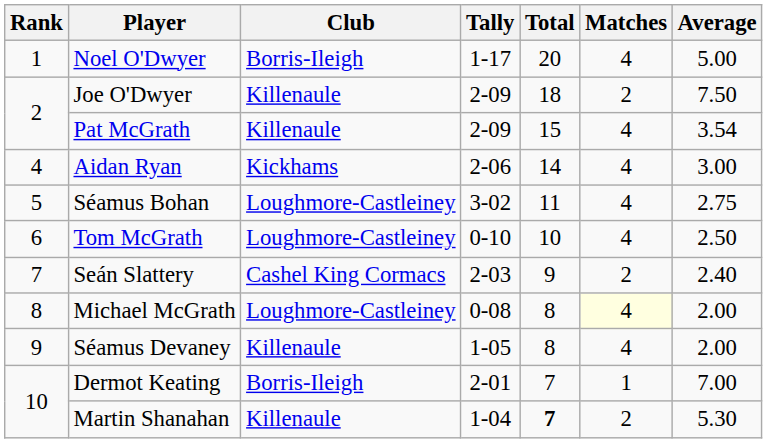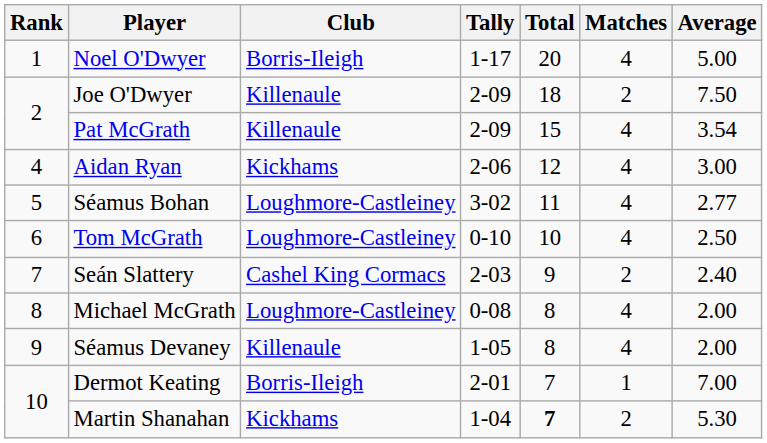(550, 166) 14 -> (550, 166) 12
(717, 202) 2.75 -> (717, 202) 2.77
(626, 310) lightyellow background -> (626, 310) no background
(293, 418) Killenaule -> (292, 418) Kickhams
